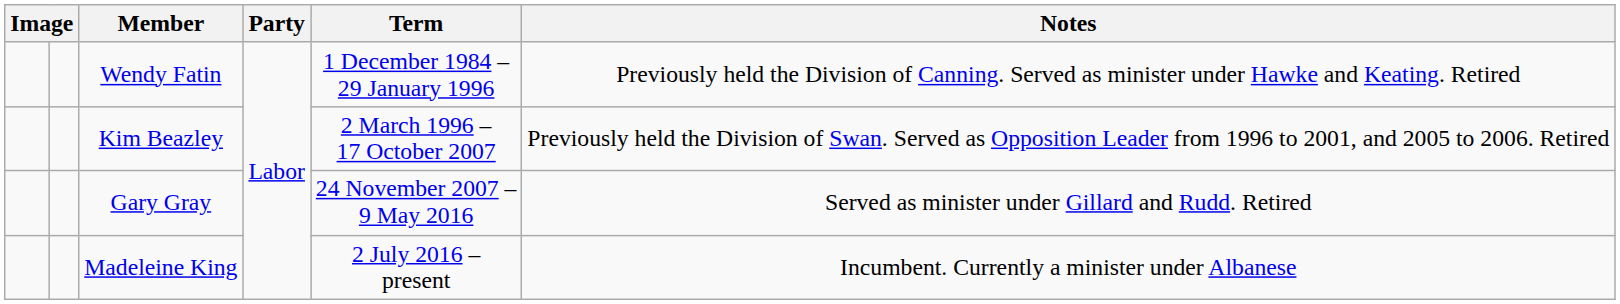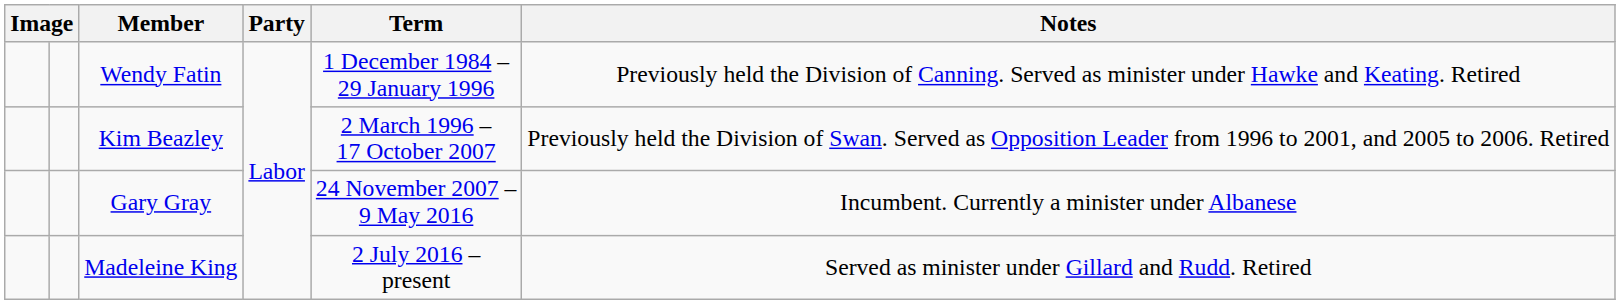(1068, 202) Served as minister under Gillard and Rudd. Retired -> (1068, 202) Incumbent. Currently a minister under Albanese
(1068, 266) Incumbent. Currently a minister under Albanese -> (1068, 266) Served as minister under Gillard and Rudd. Retired
